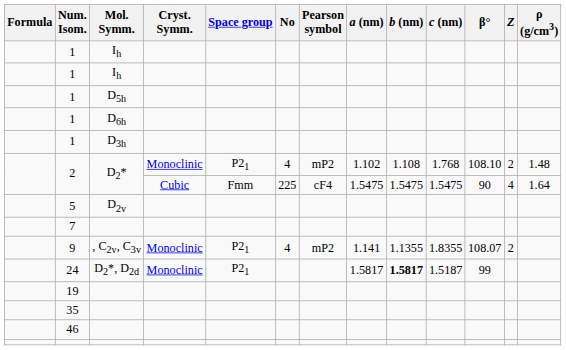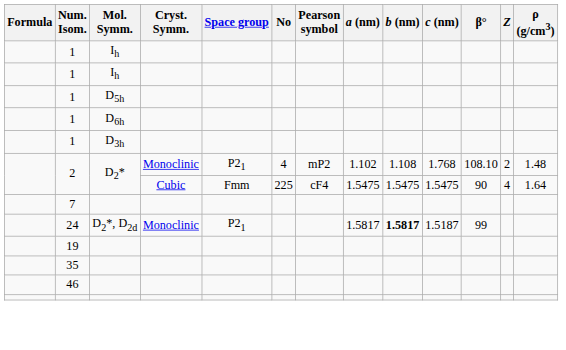- row: (72, 206)
- row: (72, 247)
